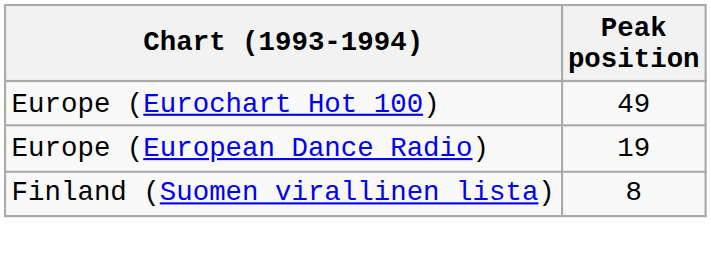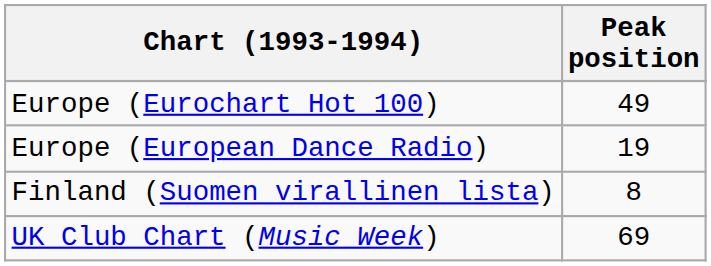+ row: (226, 238)
